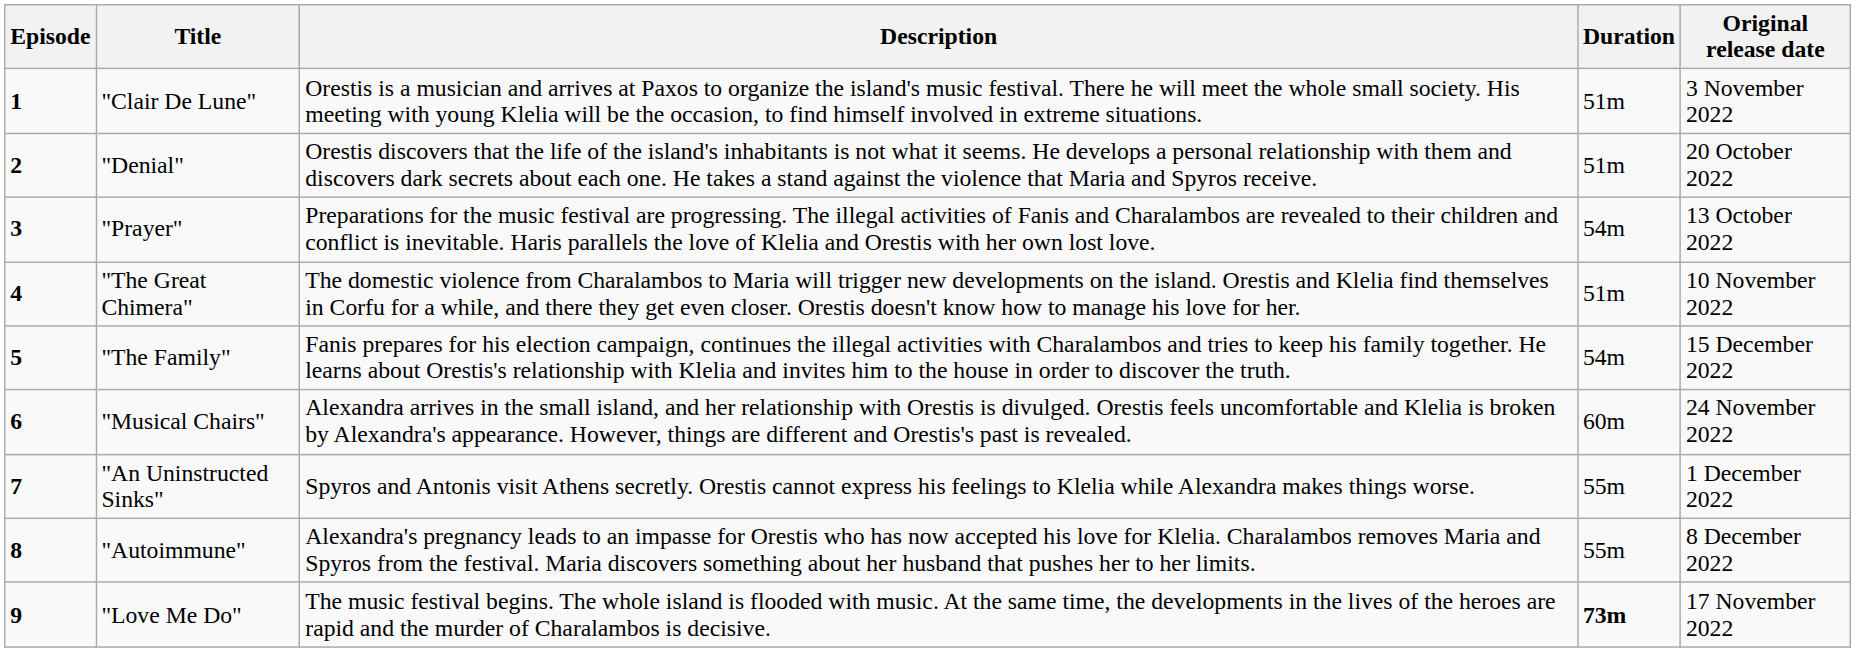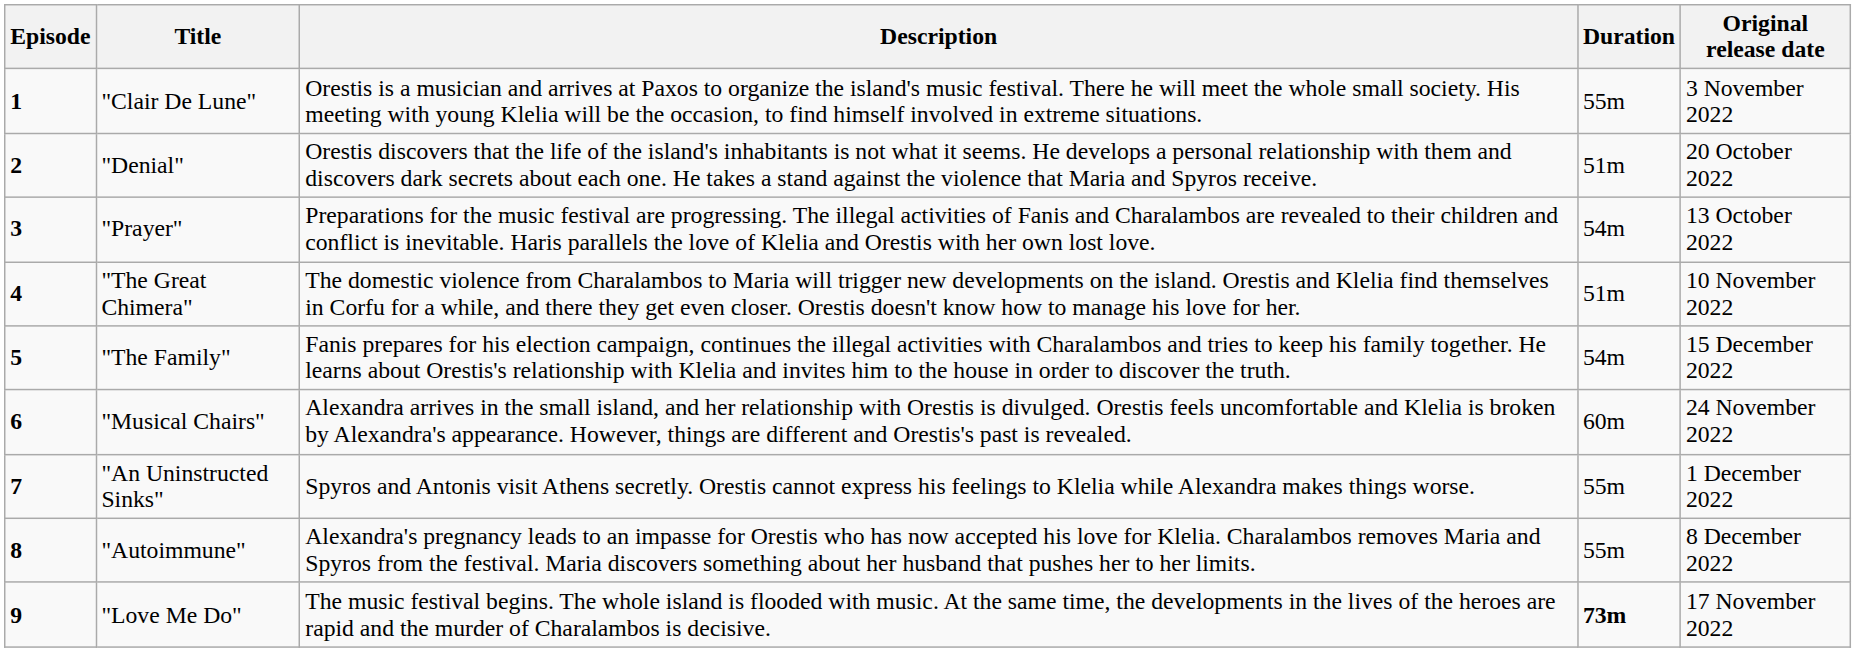(1604, 100) 51m -> (1604, 100) 55m
